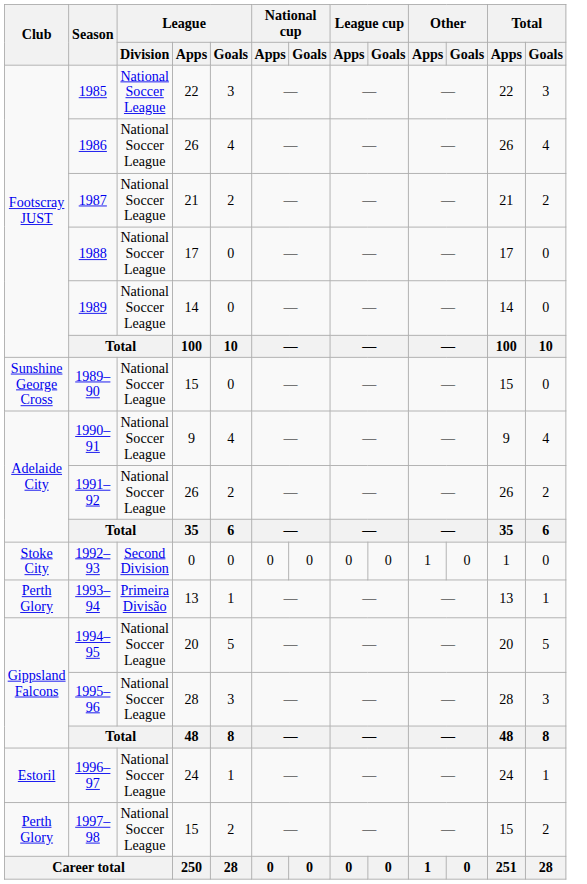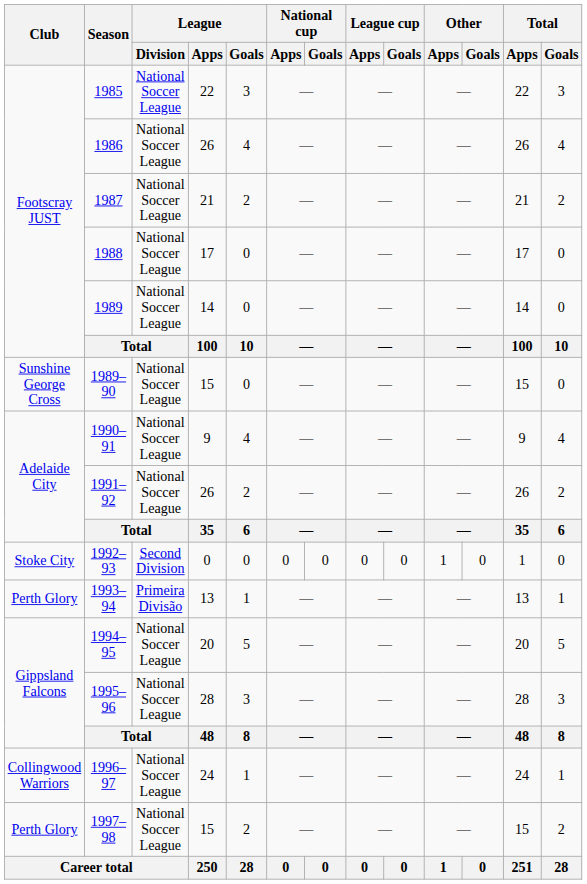(37, 775) Estoril -> (44, 775) Collingwood Warriors
